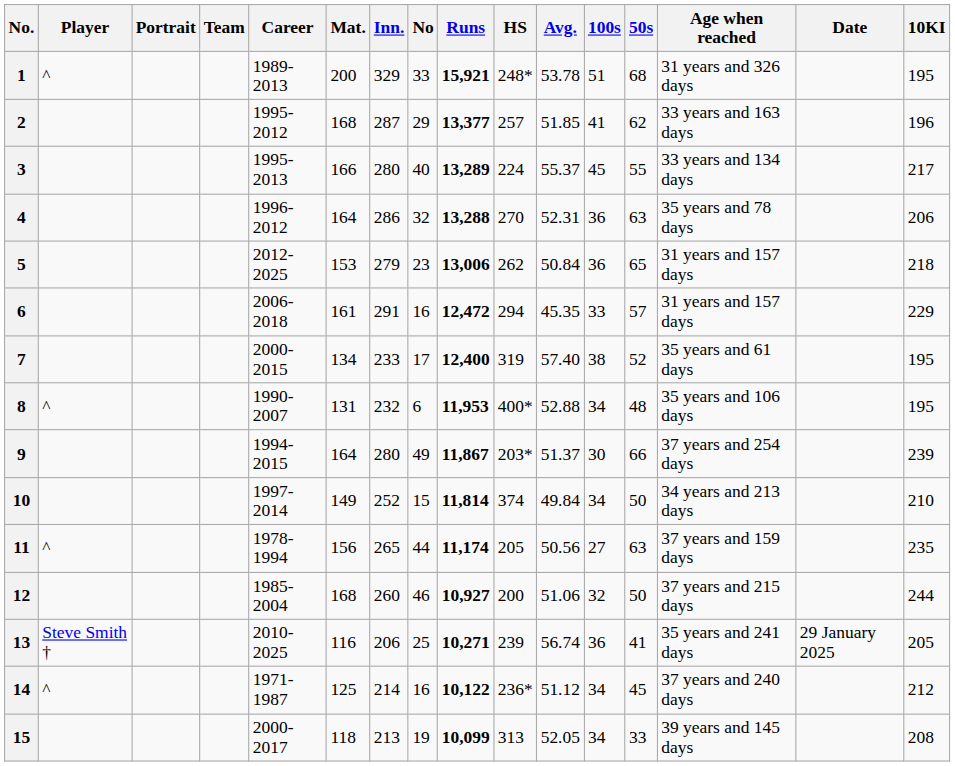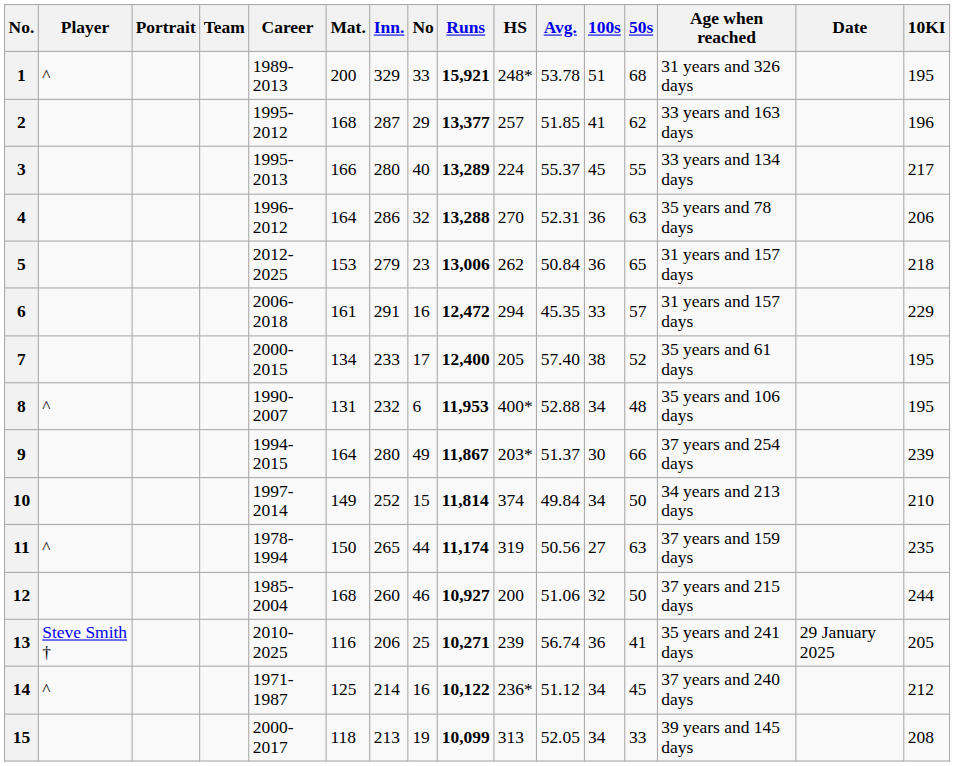(511, 359) 319 -> (511, 359) 205
(343, 548) 156 -> (343, 548) 150
(511, 548) 205 -> (511, 548) 319
